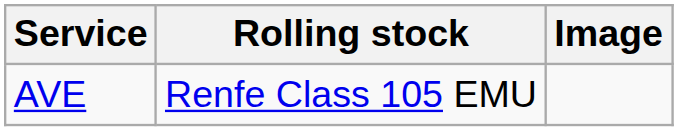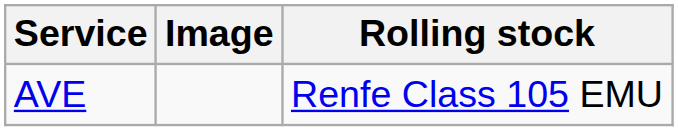columns swapped: (351, 34) <-> (609, 34)
